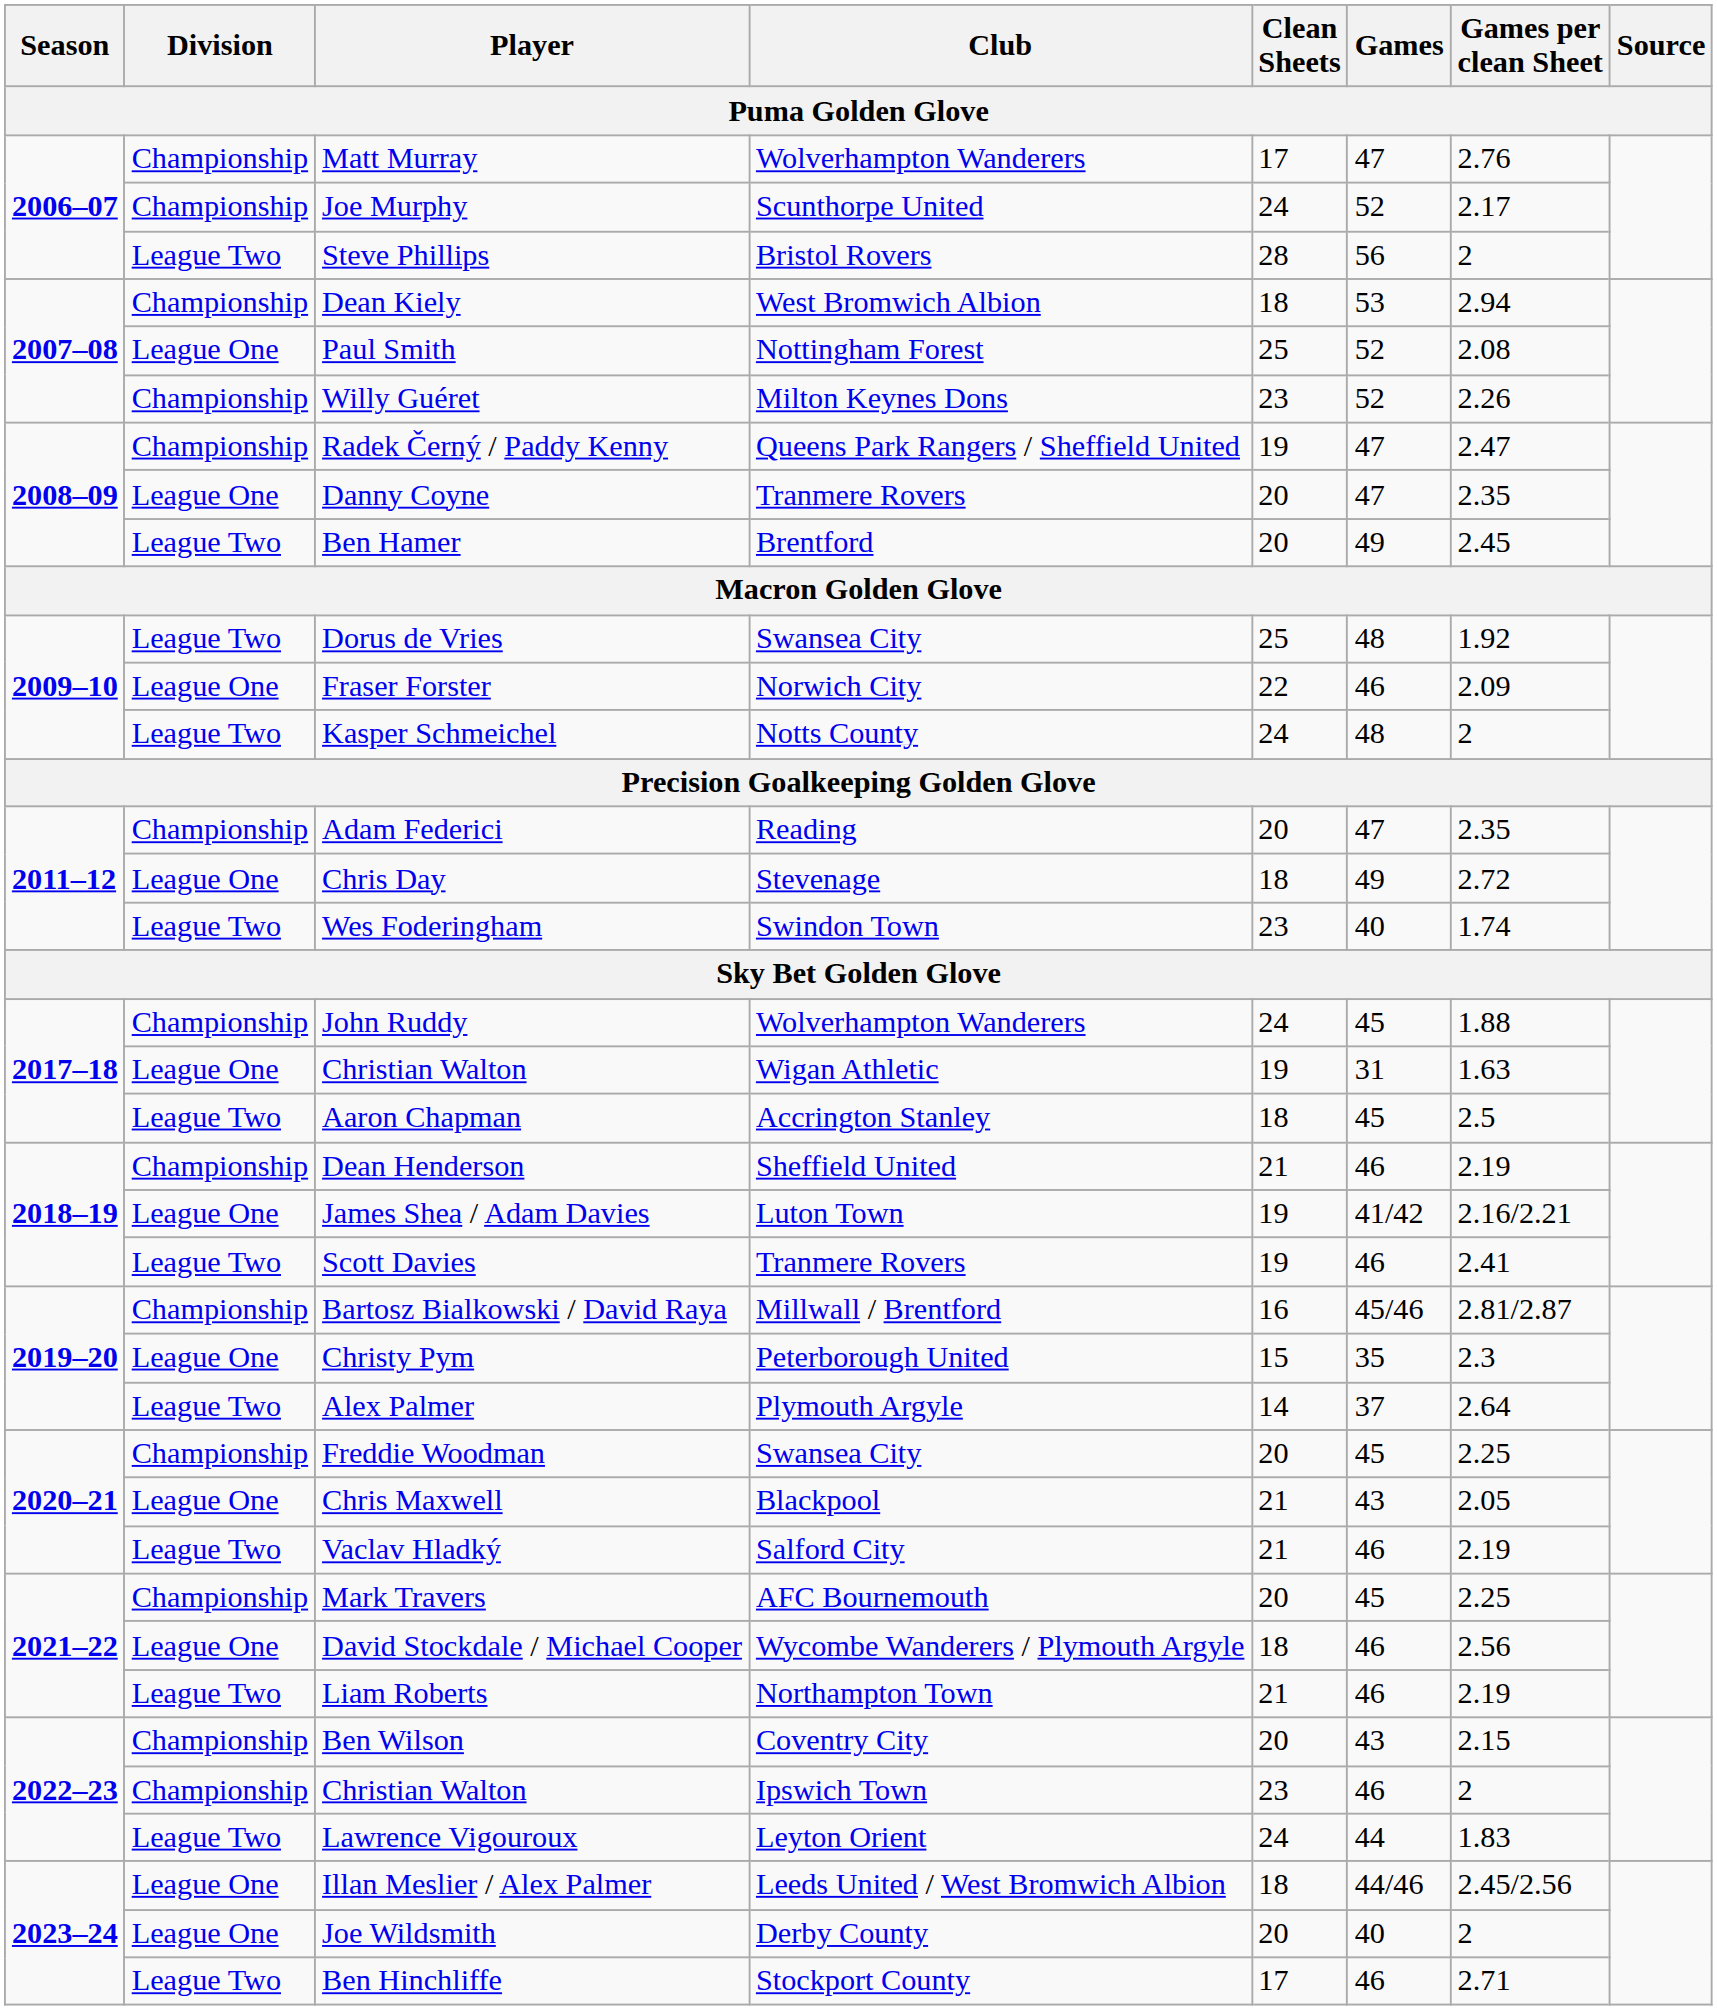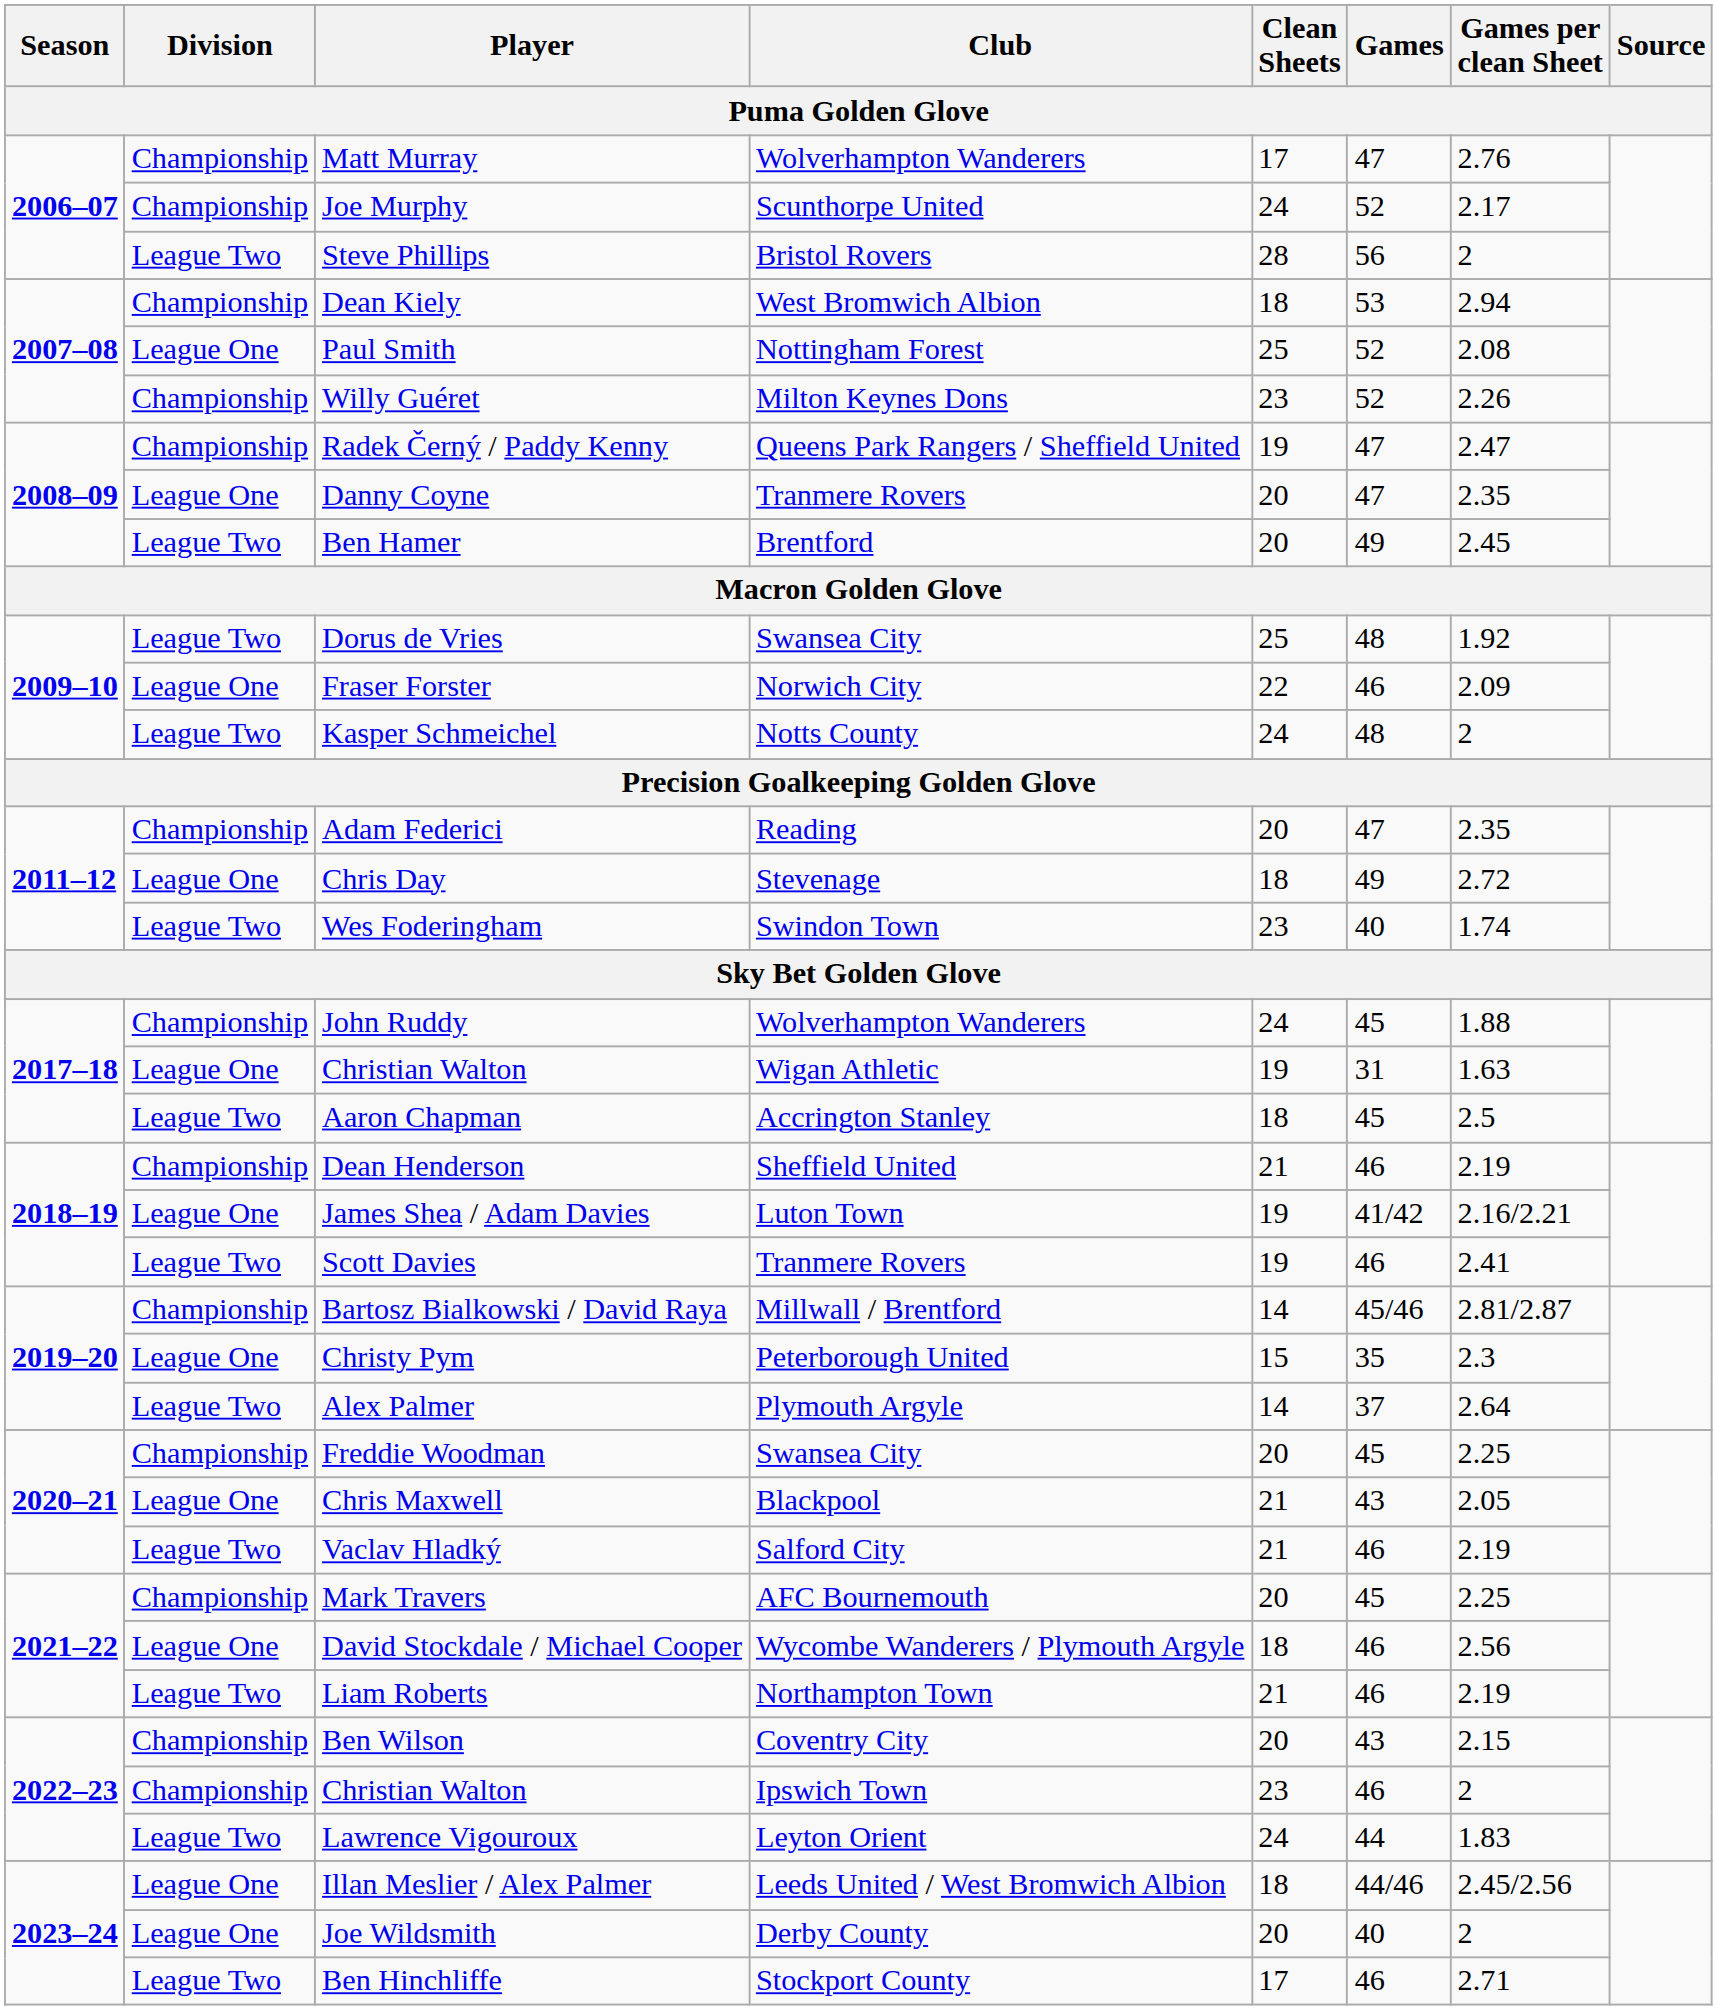(1273, 1309) 16 -> (1273, 1309) 14
